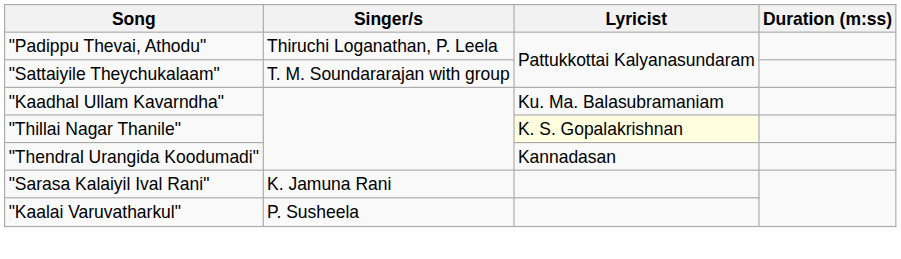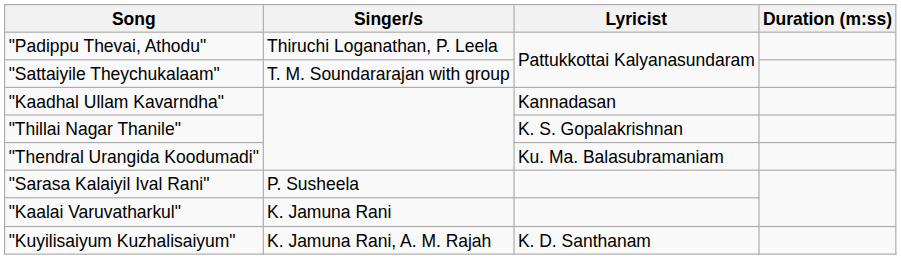(621, 102) Ku. Ma. Balasubramaniam -> (567, 102) Kannadasan
(600, 129) lightyellow background -> (600, 129) no background
(567, 157) Kannadasan -> (621, 157) Ku. Ma. Balasubramaniam
(329, 185) K. Jamuna Rani -> (313, 185) P. Susheela
(313, 212) P. Susheela -> (329, 212) K. Jamuna Rani
+ row: (122, 240)
